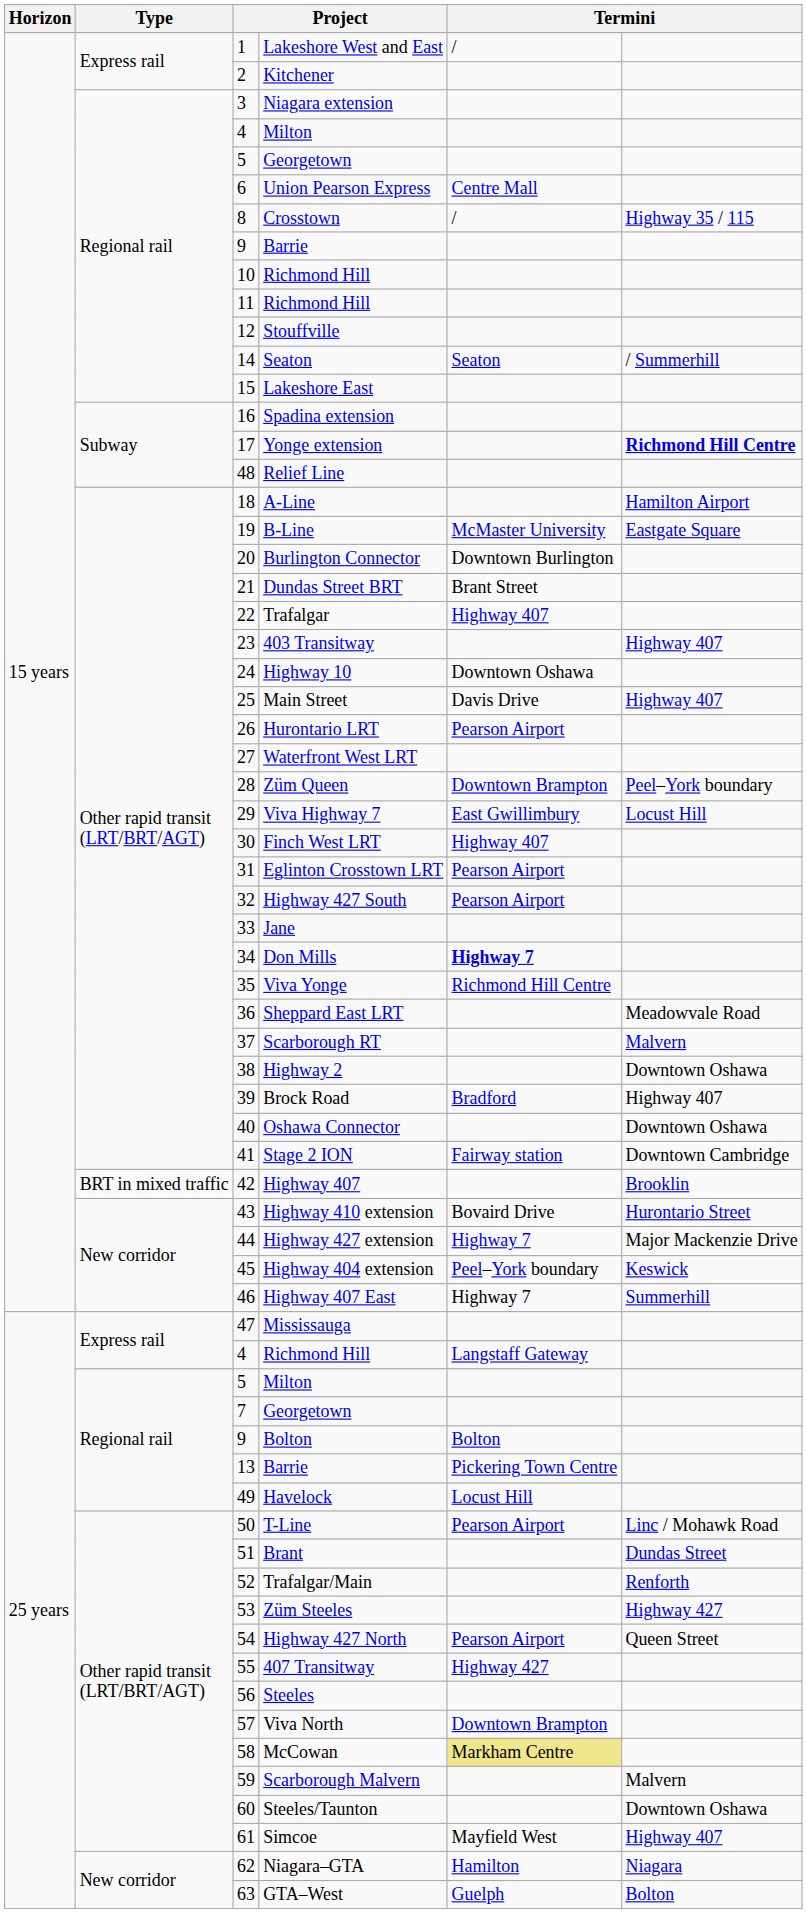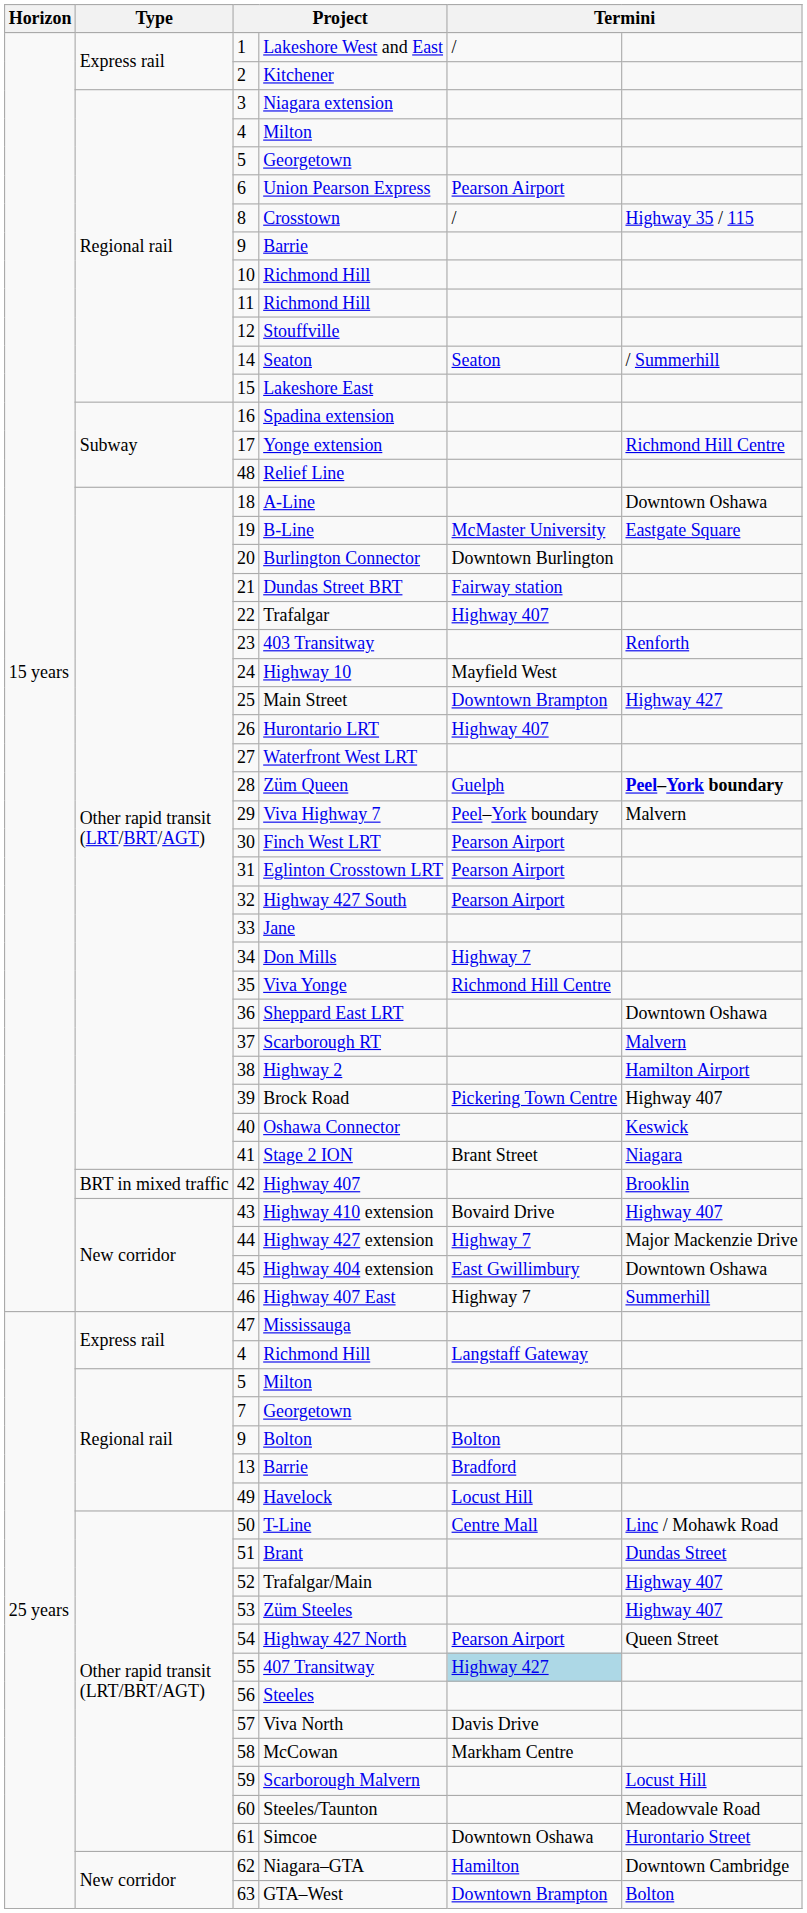(495, 189) Centre Mall -> (508, 189) Pearson Airport
(710, 445) bold -> (705, 445) normal
(687, 501) Hamilton Airport -> (696, 501) Downtown Oshawa
(495, 587) Brant Street -> (507, 587) Fairway station
(674, 643) Highway 407 -> (657, 643) Renforth
(522, 672) Downtown Oshawa -> (504, 672) Mayfield West
(495, 700) Davis Drive -> (529, 700) Downtown Brampton
(674, 700) Highway 407 -> (674, 700) Highway 427
(508, 729) Pearson Airport -> (500, 729) Highway 407
(529, 786) Downtown Brampton -> (478, 786) Guelph
(699, 786) normal -> (704, 786) bold
(516, 814) East Gwillimbury -> (525, 814) Peel–York boundary
(666, 814) Locust Hill -> (656, 814) Malvern
(500, 842) Highway 407 -> (508, 842) Pearson Airport
(493, 956) bold -> (491, 956) normal
(693, 1013) Meadowvale Road -> (696, 1013) Downtown Oshawa
(696, 1070) Downtown Oshawa -> (687, 1070) Hamilton Airport
(484, 1098) Bradford -> (534, 1098) Pickering Town Centre
(696, 1127) Downtown Oshawa -> (657, 1127) Keswick
(507, 1155) Fairway station -> (495, 1155) Brant Street
(707, 1155) Downtown Cambridge -> (654, 1155) Niagara
(688, 1212) Hurontario Street -> (674, 1212) Highway 407
(525, 1269) Peel–York boundary -> (516, 1269) East Gwillimbury
(657, 1269) Keswick -> (696, 1269) Downtown Oshawa
(534, 1468) Pickering Town Centre -> (484, 1468) Bradford
(508, 1524) Pearson Airport -> (495, 1524) Centre Mall
(657, 1581) Renforth -> (674, 1581) Highway 407
(674, 1610) Highway 427 -> (674, 1610) Highway 407
(500, 1667) no background -> (500, 1667) lightblue background
(529, 1723) Downtown Brampton -> (495, 1723) Davis Drive
(513, 1752) khaki background -> (513, 1752) no background
(656, 1780) Malvern -> (666, 1780) Locust Hill
(696, 1809) Downtown Oshawa -> (693, 1809) Meadowvale Road
(504, 1837) Mayfield West -> (522, 1837) Downtown Oshawa
(674, 1837) Highway 407 -> (688, 1837) Hurontario Street
(654, 1866) Niagara -> (707, 1866) Downtown Cambridge
(478, 1894) Guelph -> (529, 1894) Downtown Brampton
